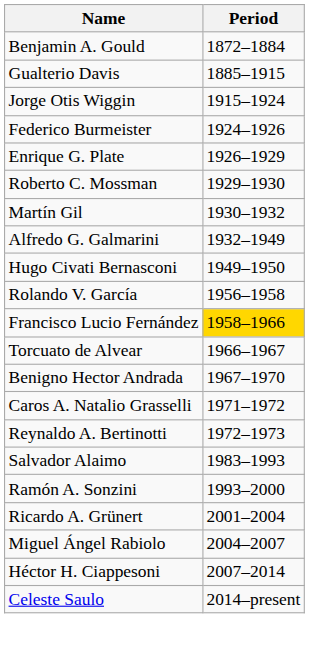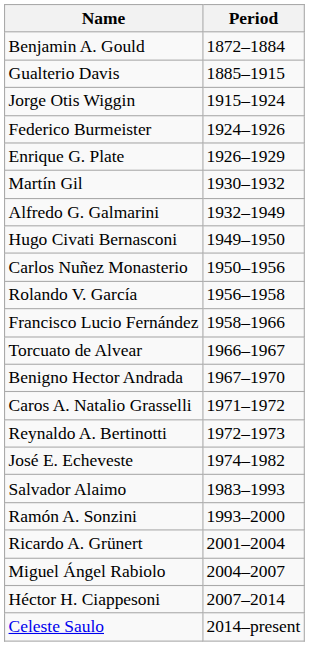- row: (83, 184)
+ row: (98, 267)
(246, 322) gold background -> (246, 322) no background
+ row: (71, 460)
